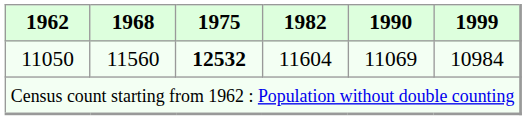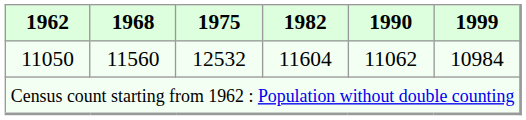(219, 58) bold -> (219, 58) normal
(391, 58) 11069 -> (391, 58) 11062
